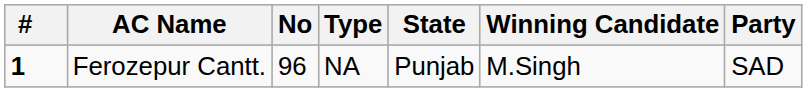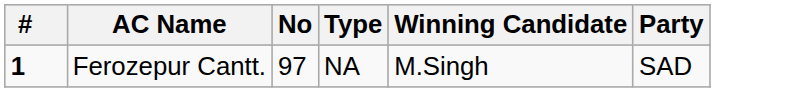- column: (434, 24)
(292, 65) 96 -> (292, 65) 97
